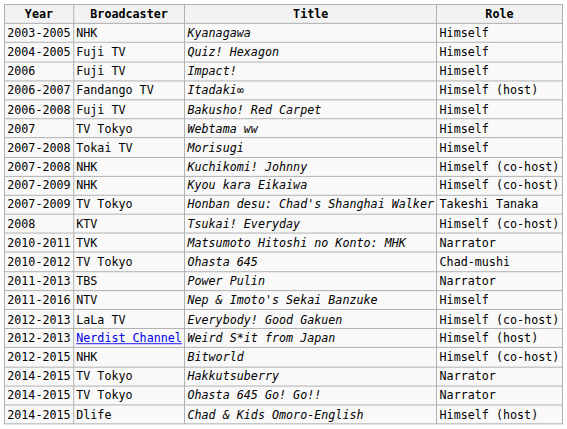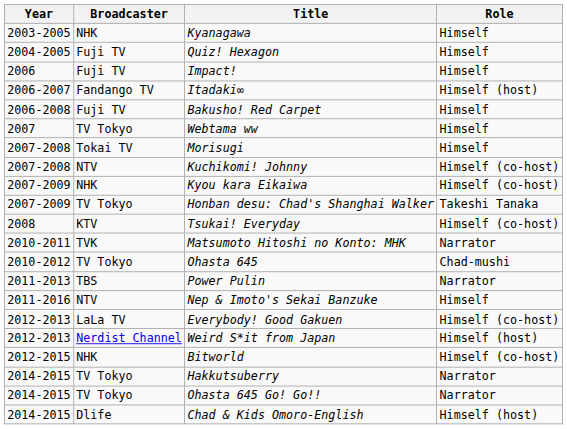(87, 167) NHK -> (87, 167) NTV
